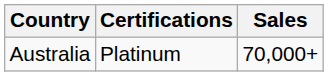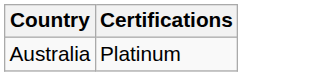- column: (280, 20)
